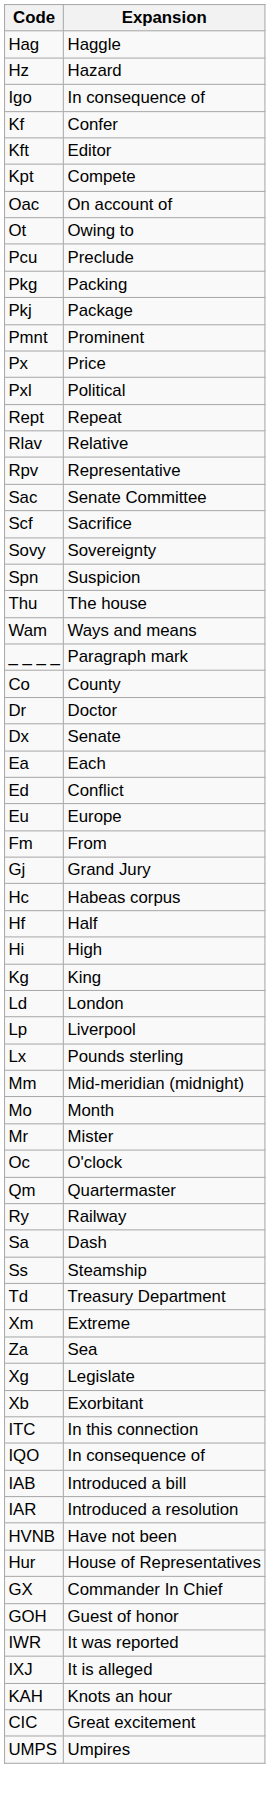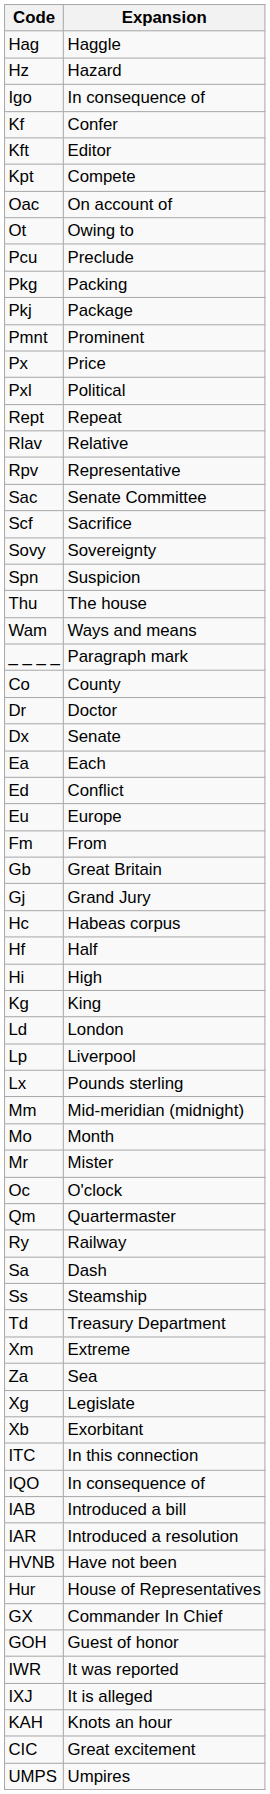+ row: (20, 870)
